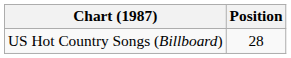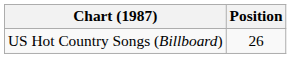(256, 41) 28 -> (256, 41) 26
